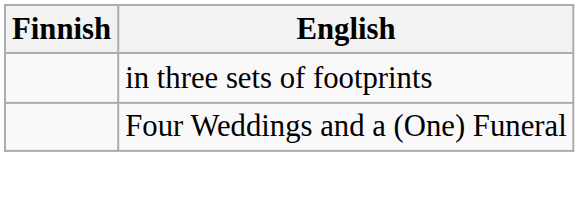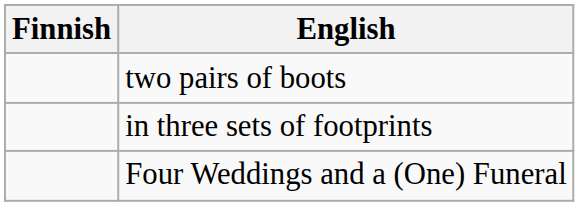+ row: (236, 77)
